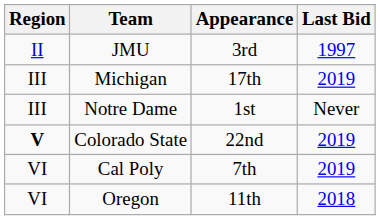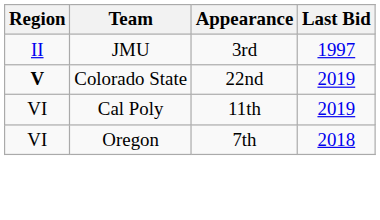- row: (131, 79)
- row: (131, 109)
(244, 169) 7th -> (244, 109) 11th
(244, 199) 11th -> (244, 139) 7th
